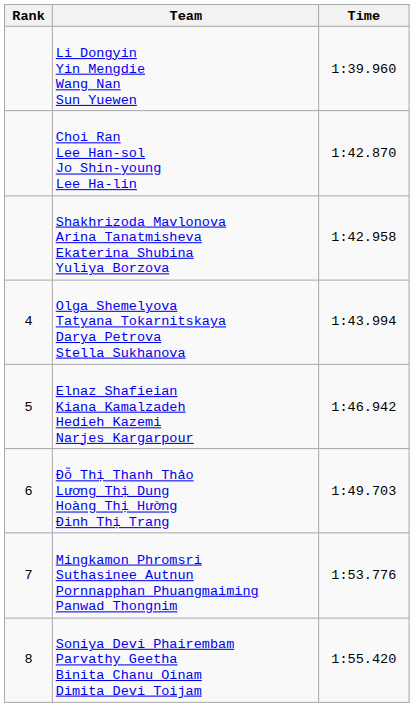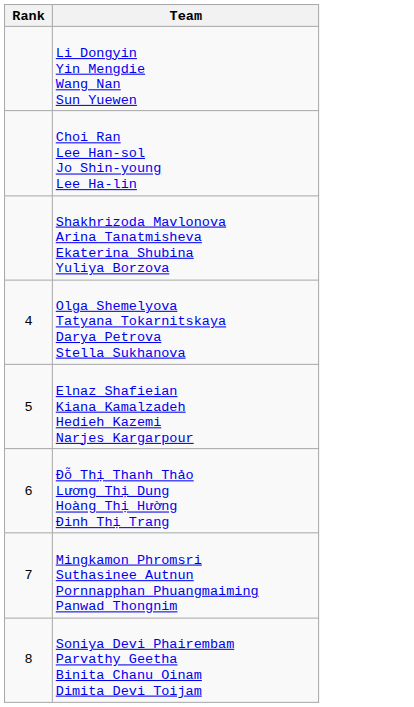- column: (364, 16)
